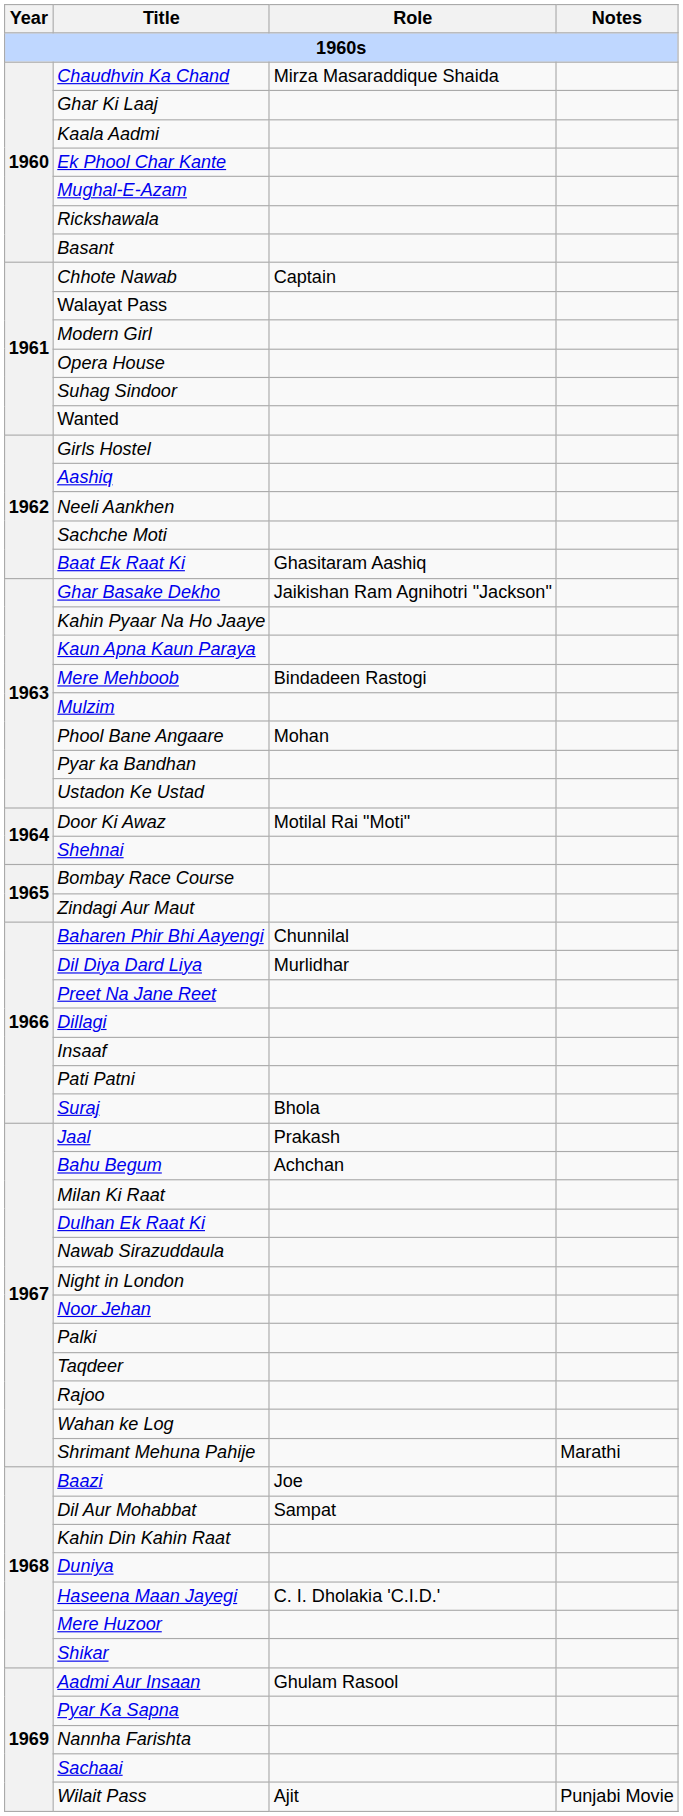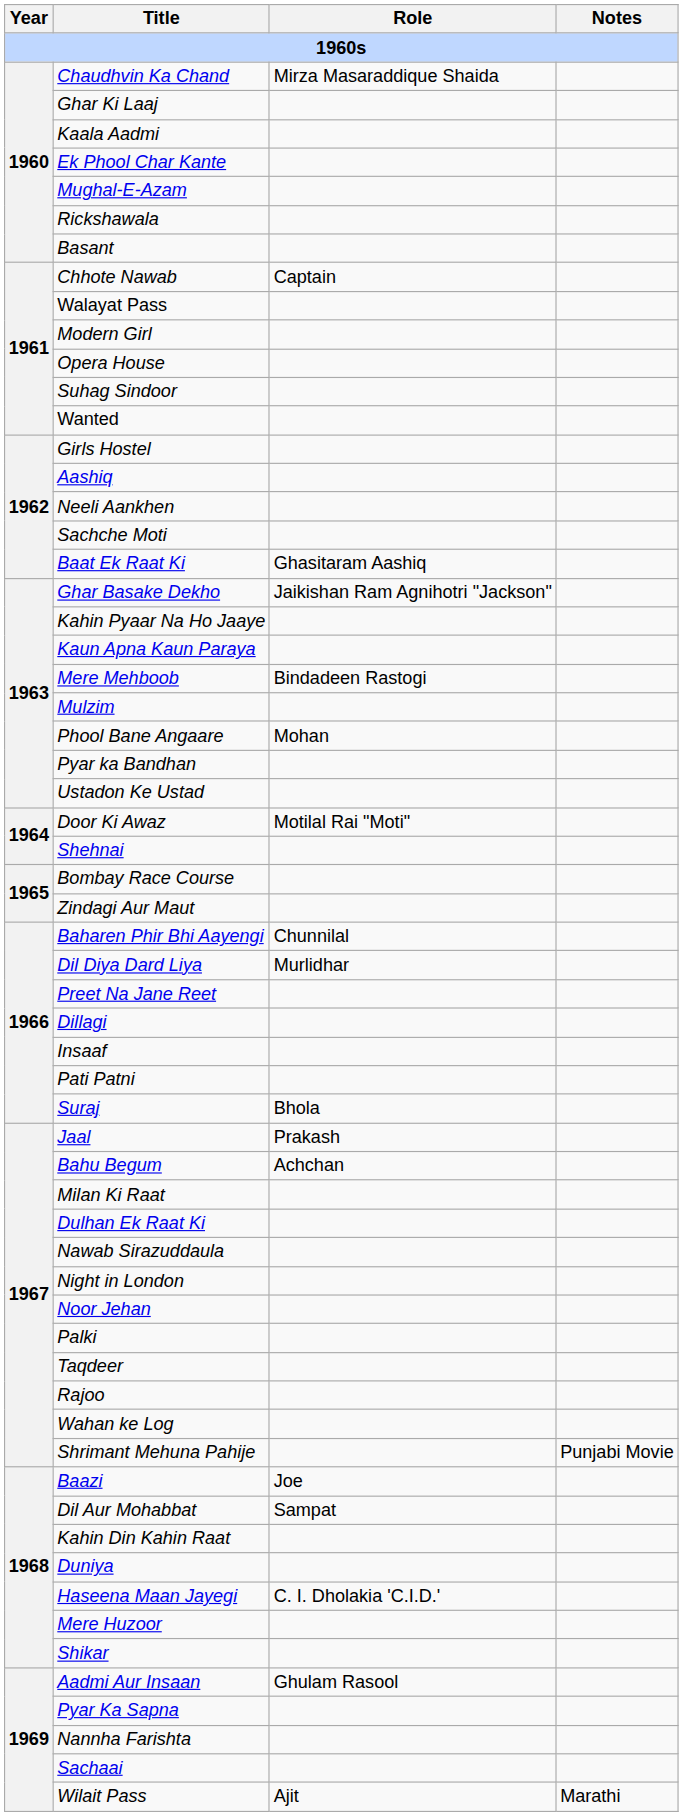(590, 1452) Marathi -> (617, 1452) Punjabi Movie
(617, 1796) Punjabi Movie -> (590, 1796) Marathi
